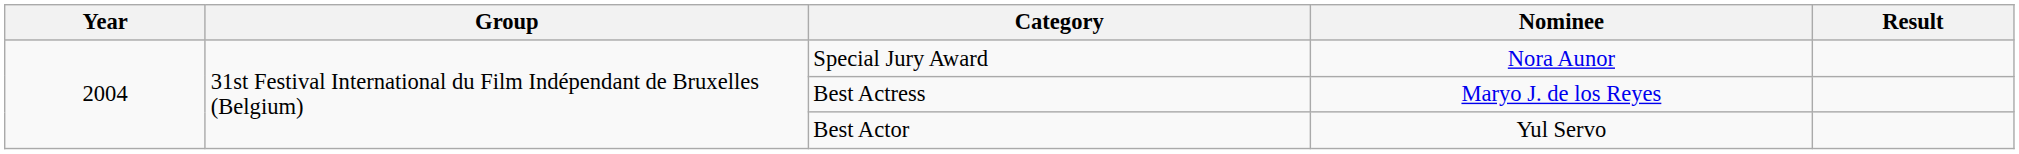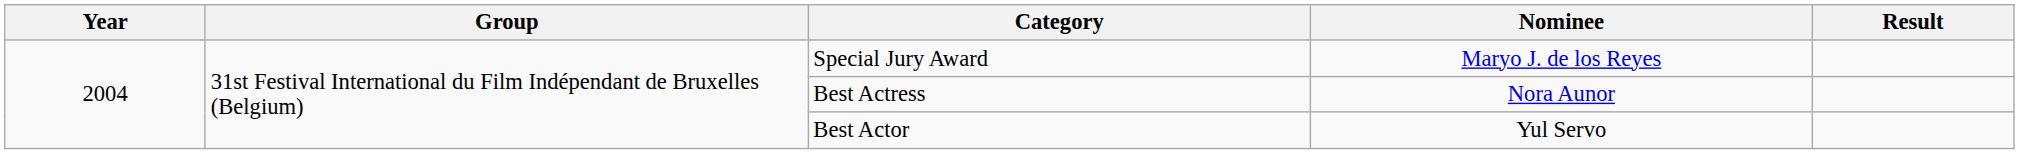(1561, 58) Nora Aunor -> (1561, 58) Maryo J. de los Reyes
(1561, 93) Maryo J. de los Reyes -> (1561, 93) Nora Aunor
